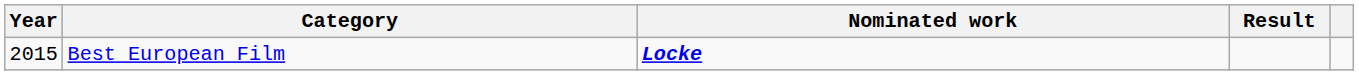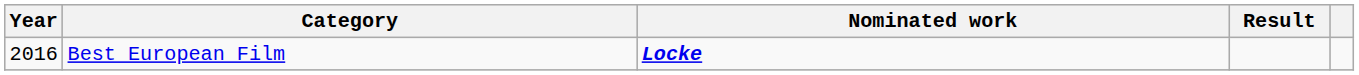(34, 54) 2015 -> (34, 54) 2016
